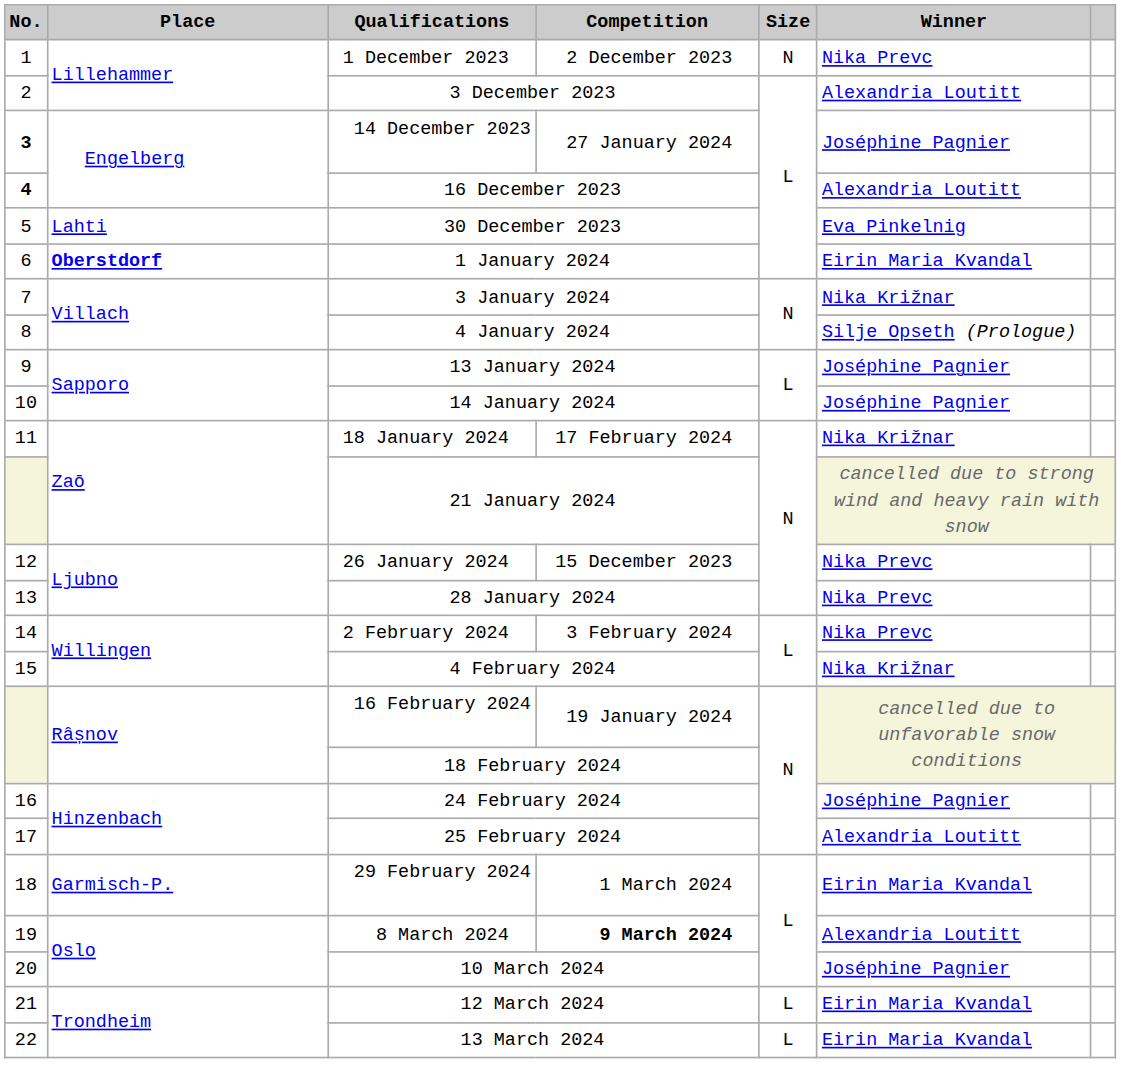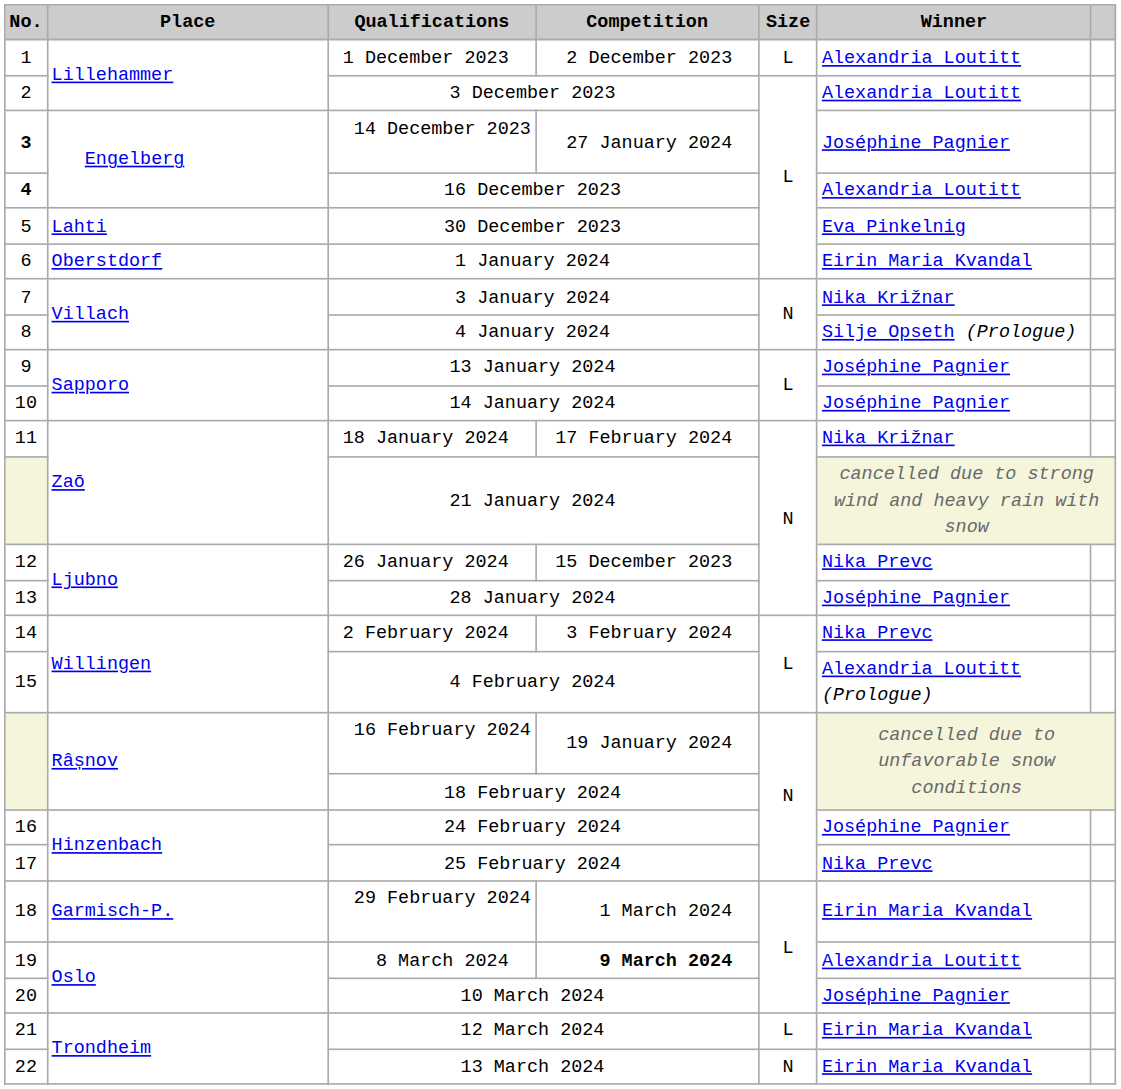(788, 58) N -> (788, 58) L
(877, 58) Nika Prevc -> (921, 58) Alexandria Loutitt
(107, 262) bold -> (107, 262) normal
(877, 598) Nika Prevc -> (916, 598) Joséphine Pagnier
(888, 669) Nika Križnar -> (921, 682) Alexandria Loutitt (Prologue)
(921, 837) Alexandria Loutitt -> (877, 863) Nika Prevc
(788, 1040) L -> (788, 1067) N
